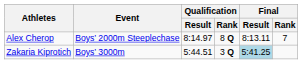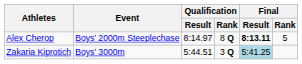(256, 39) normal -> (256, 39) bold
(285, 39) 7 -> (285, 39) 5
